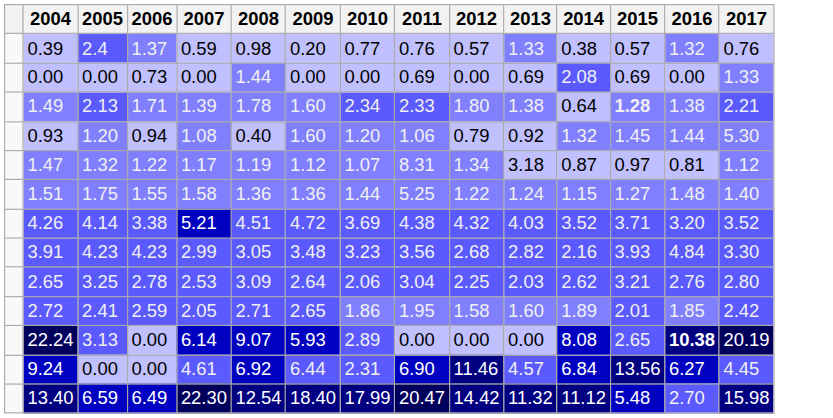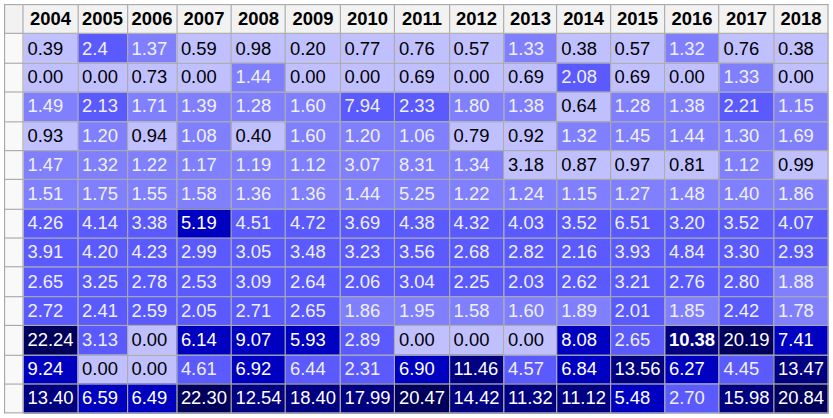+ column: (801, 19)
(253, 106) 1.78 -> (253, 106) 1.28
(362, 106) 2.34 -> (362, 106) 7.94
(632, 106) bold -> (632, 106) normal
(741, 135) 5.30 -> (741, 135) 1.30
(362, 164) 1.07 -> (362, 164) 3.07
(199, 223) 5.21 -> (199, 223) 5.19
(632, 223) 3.71 -> (632, 223) 6.51
(100, 252) 4.23 -> (100, 252) 4.20
